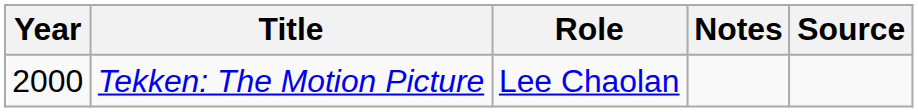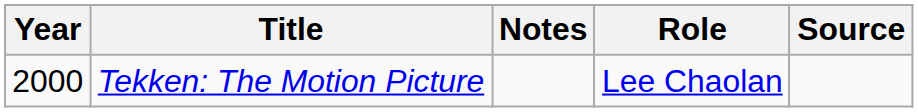columns swapped: (589, 29) <-> (738, 29)
